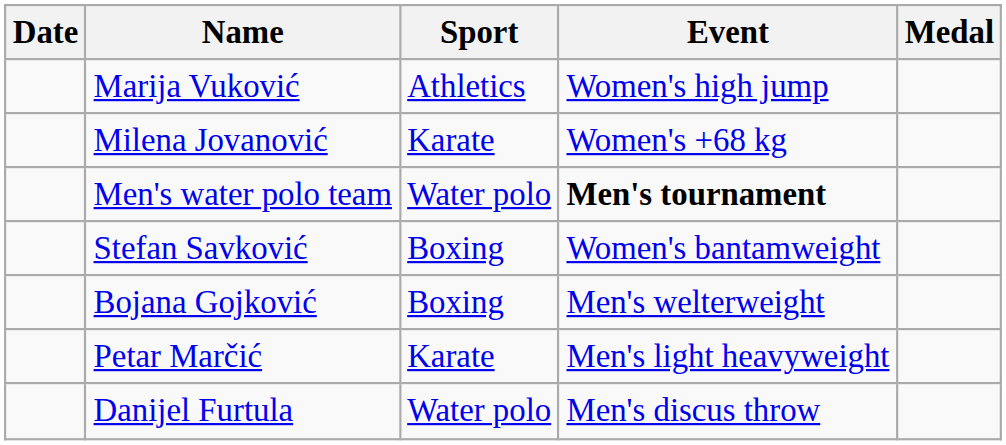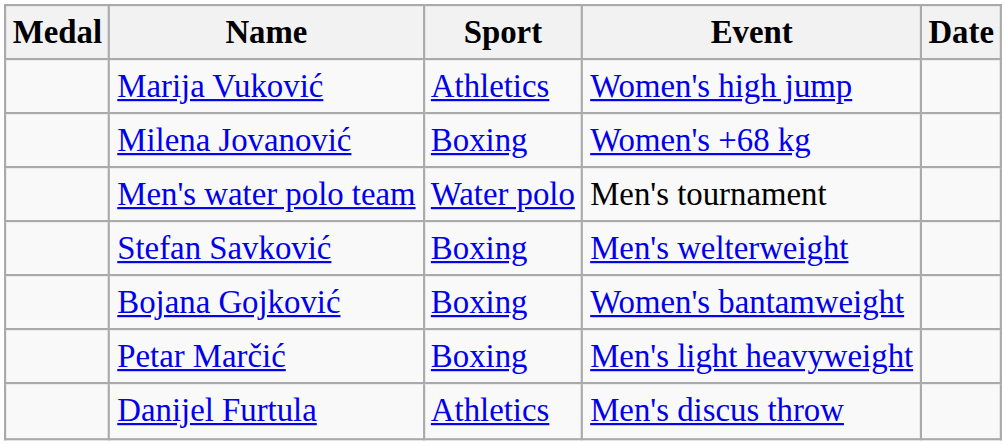columns swapped: (949, 31) <-> (46, 31)
(451, 140) Karate -> (479, 140) Boxing
(696, 194) bold -> (708, 194) normal
(723, 248) Women's bantamweight -> (719, 248) Men's welterweight
(696, 302) Men's welterweight -> (747, 302) Women's bantamweight
(451, 356) Karate -> (479, 356) Boxing
(479, 410) Water polo -> (490, 410) Athletics
